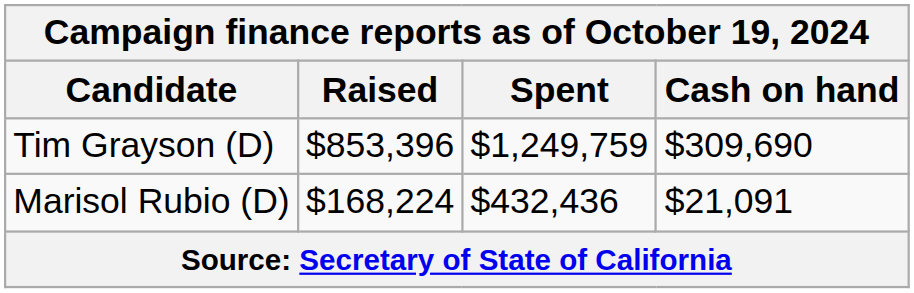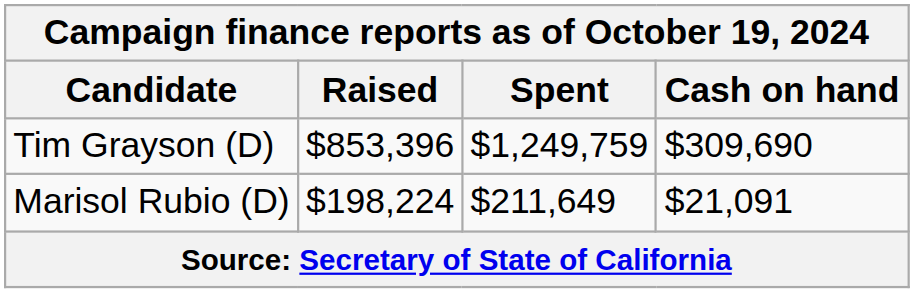(380, 201) $168,224 -> (380, 201) $198,224
(545, 201) $432,436 -> (543, 201) $211,649
